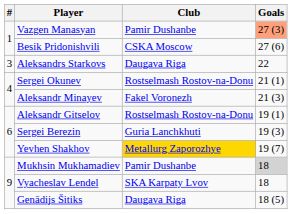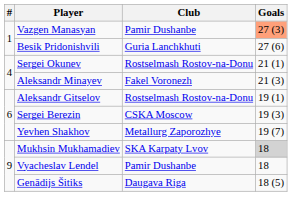(159, 47) CSKA Moscow -> (163, 47) Guria Lanchkhuti
- row: (61, 64)
(163, 132) Guria Lanchkhuti -> (159, 115) CSKA Moscow
(173, 149) gold background -> (173, 132) no background
(160, 166) Pamir Dushanbe -> (166, 149) SKA Karpaty Lvov
(166, 183) SKA Karpaty Lvov -> (160, 166) Pamir Dushanbe
